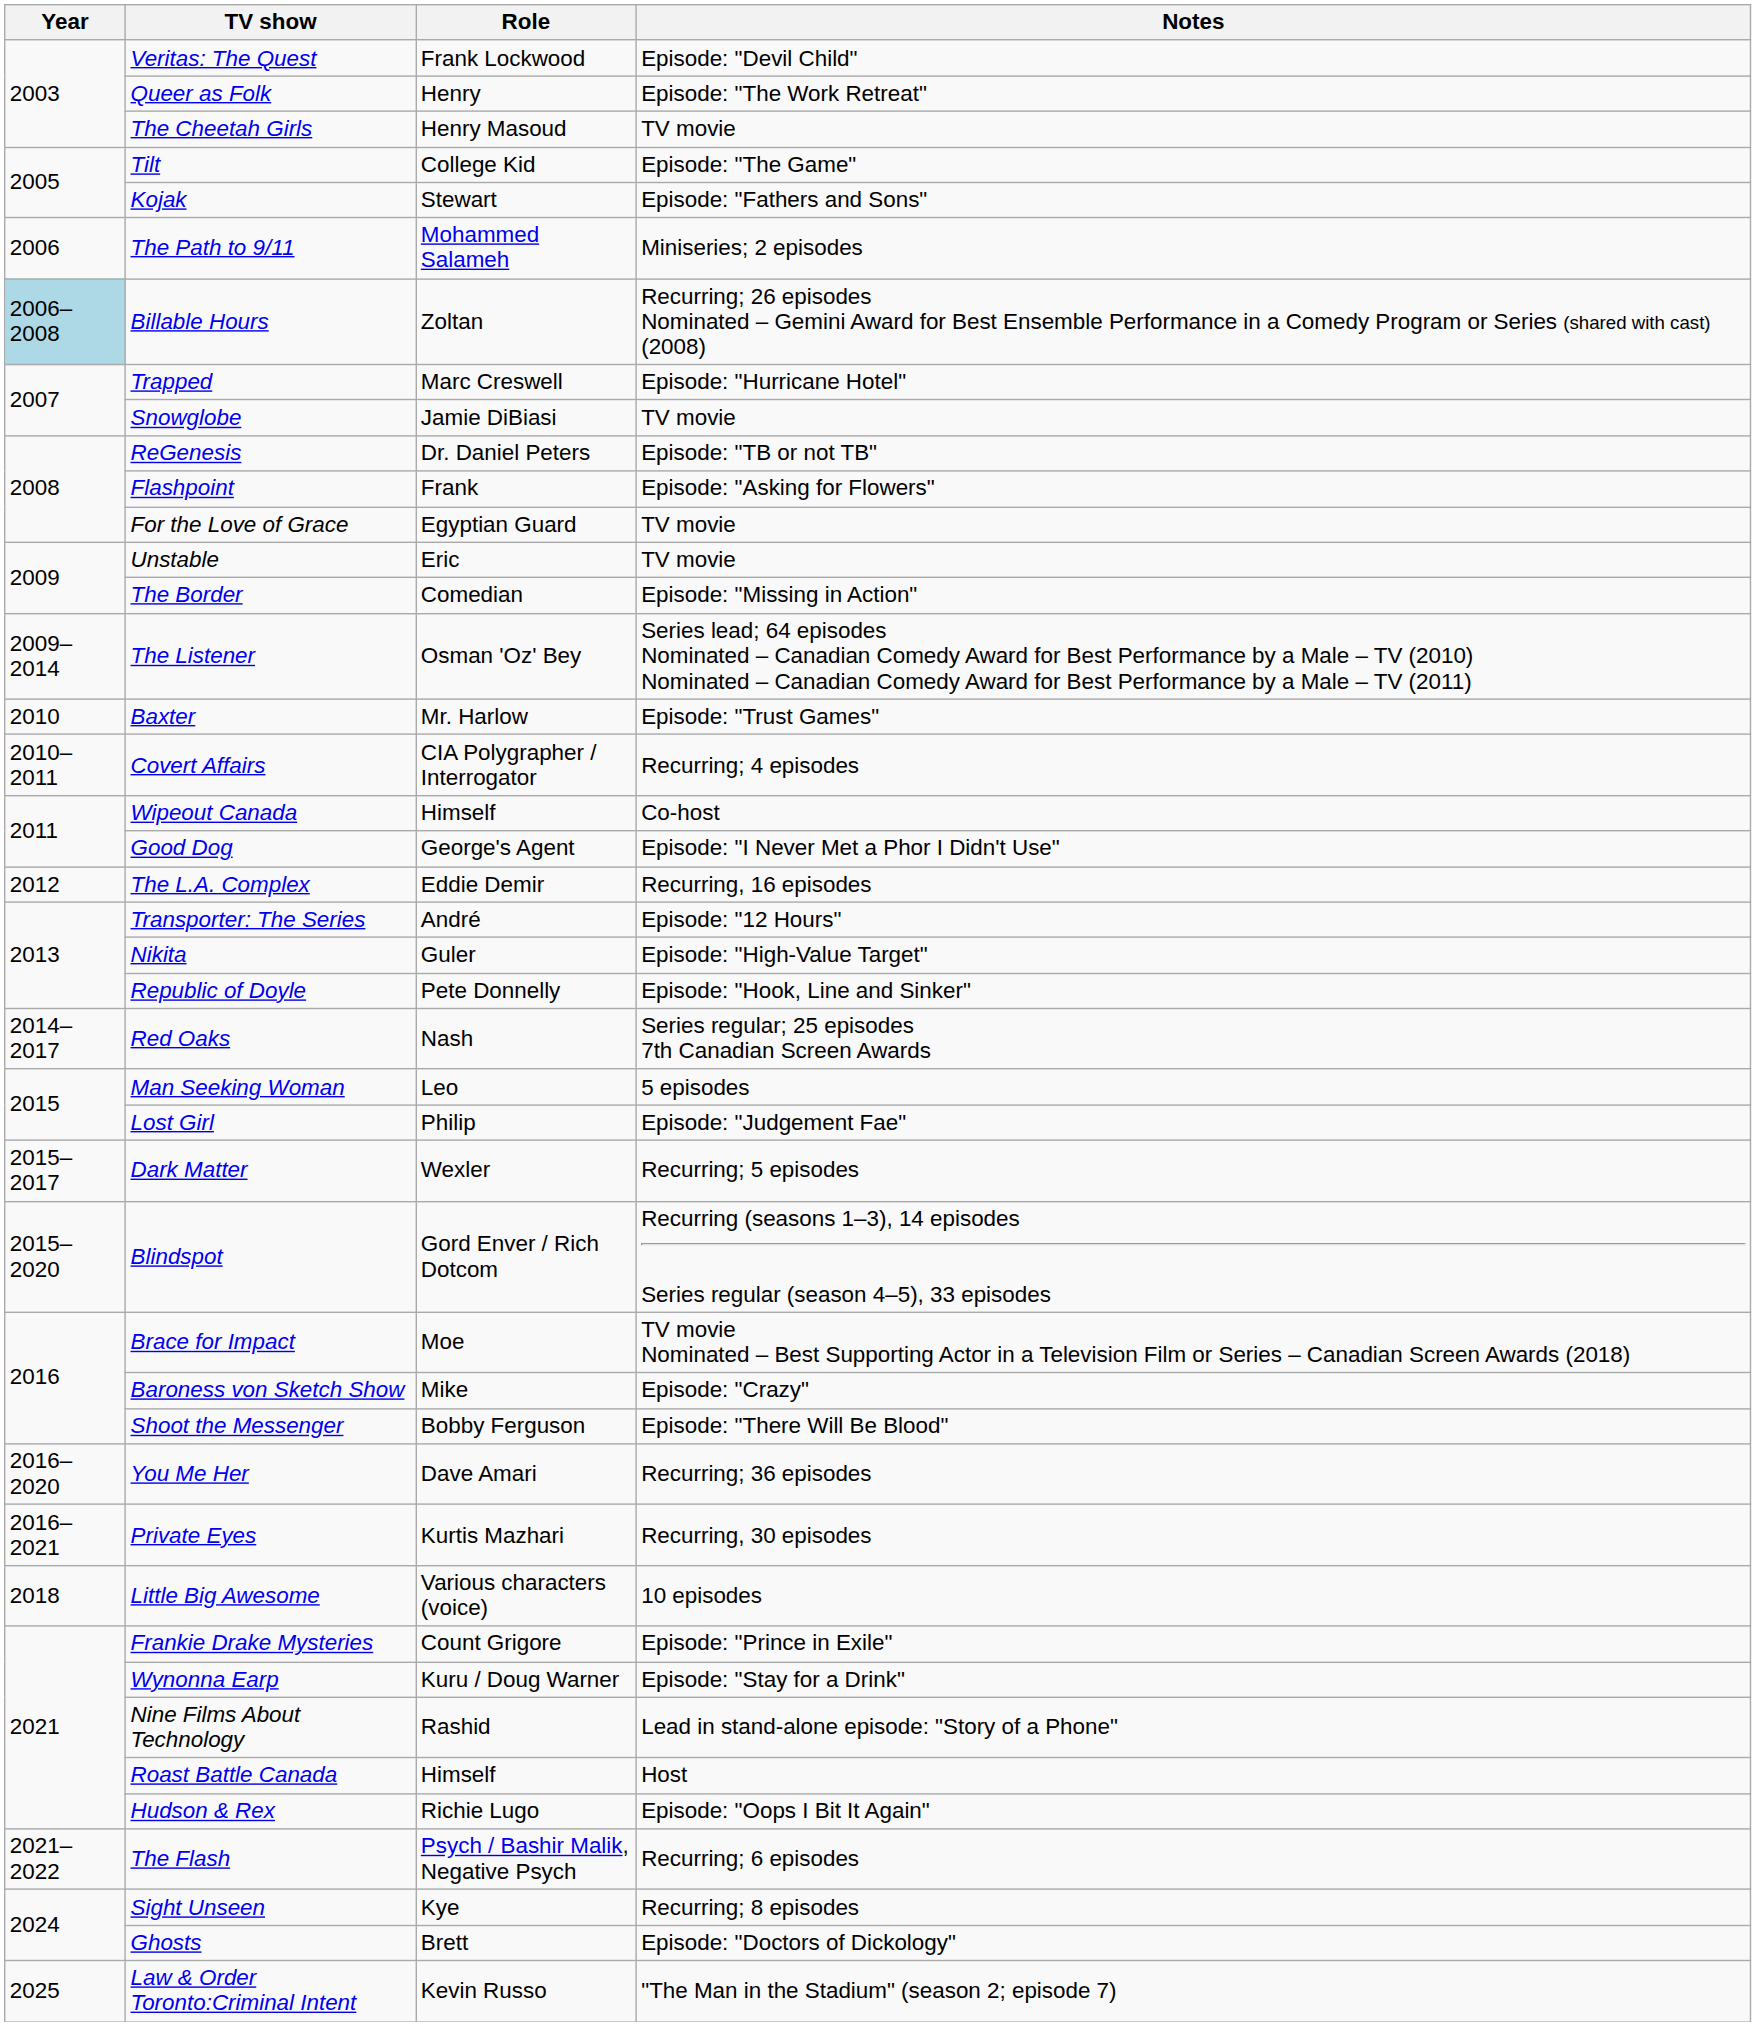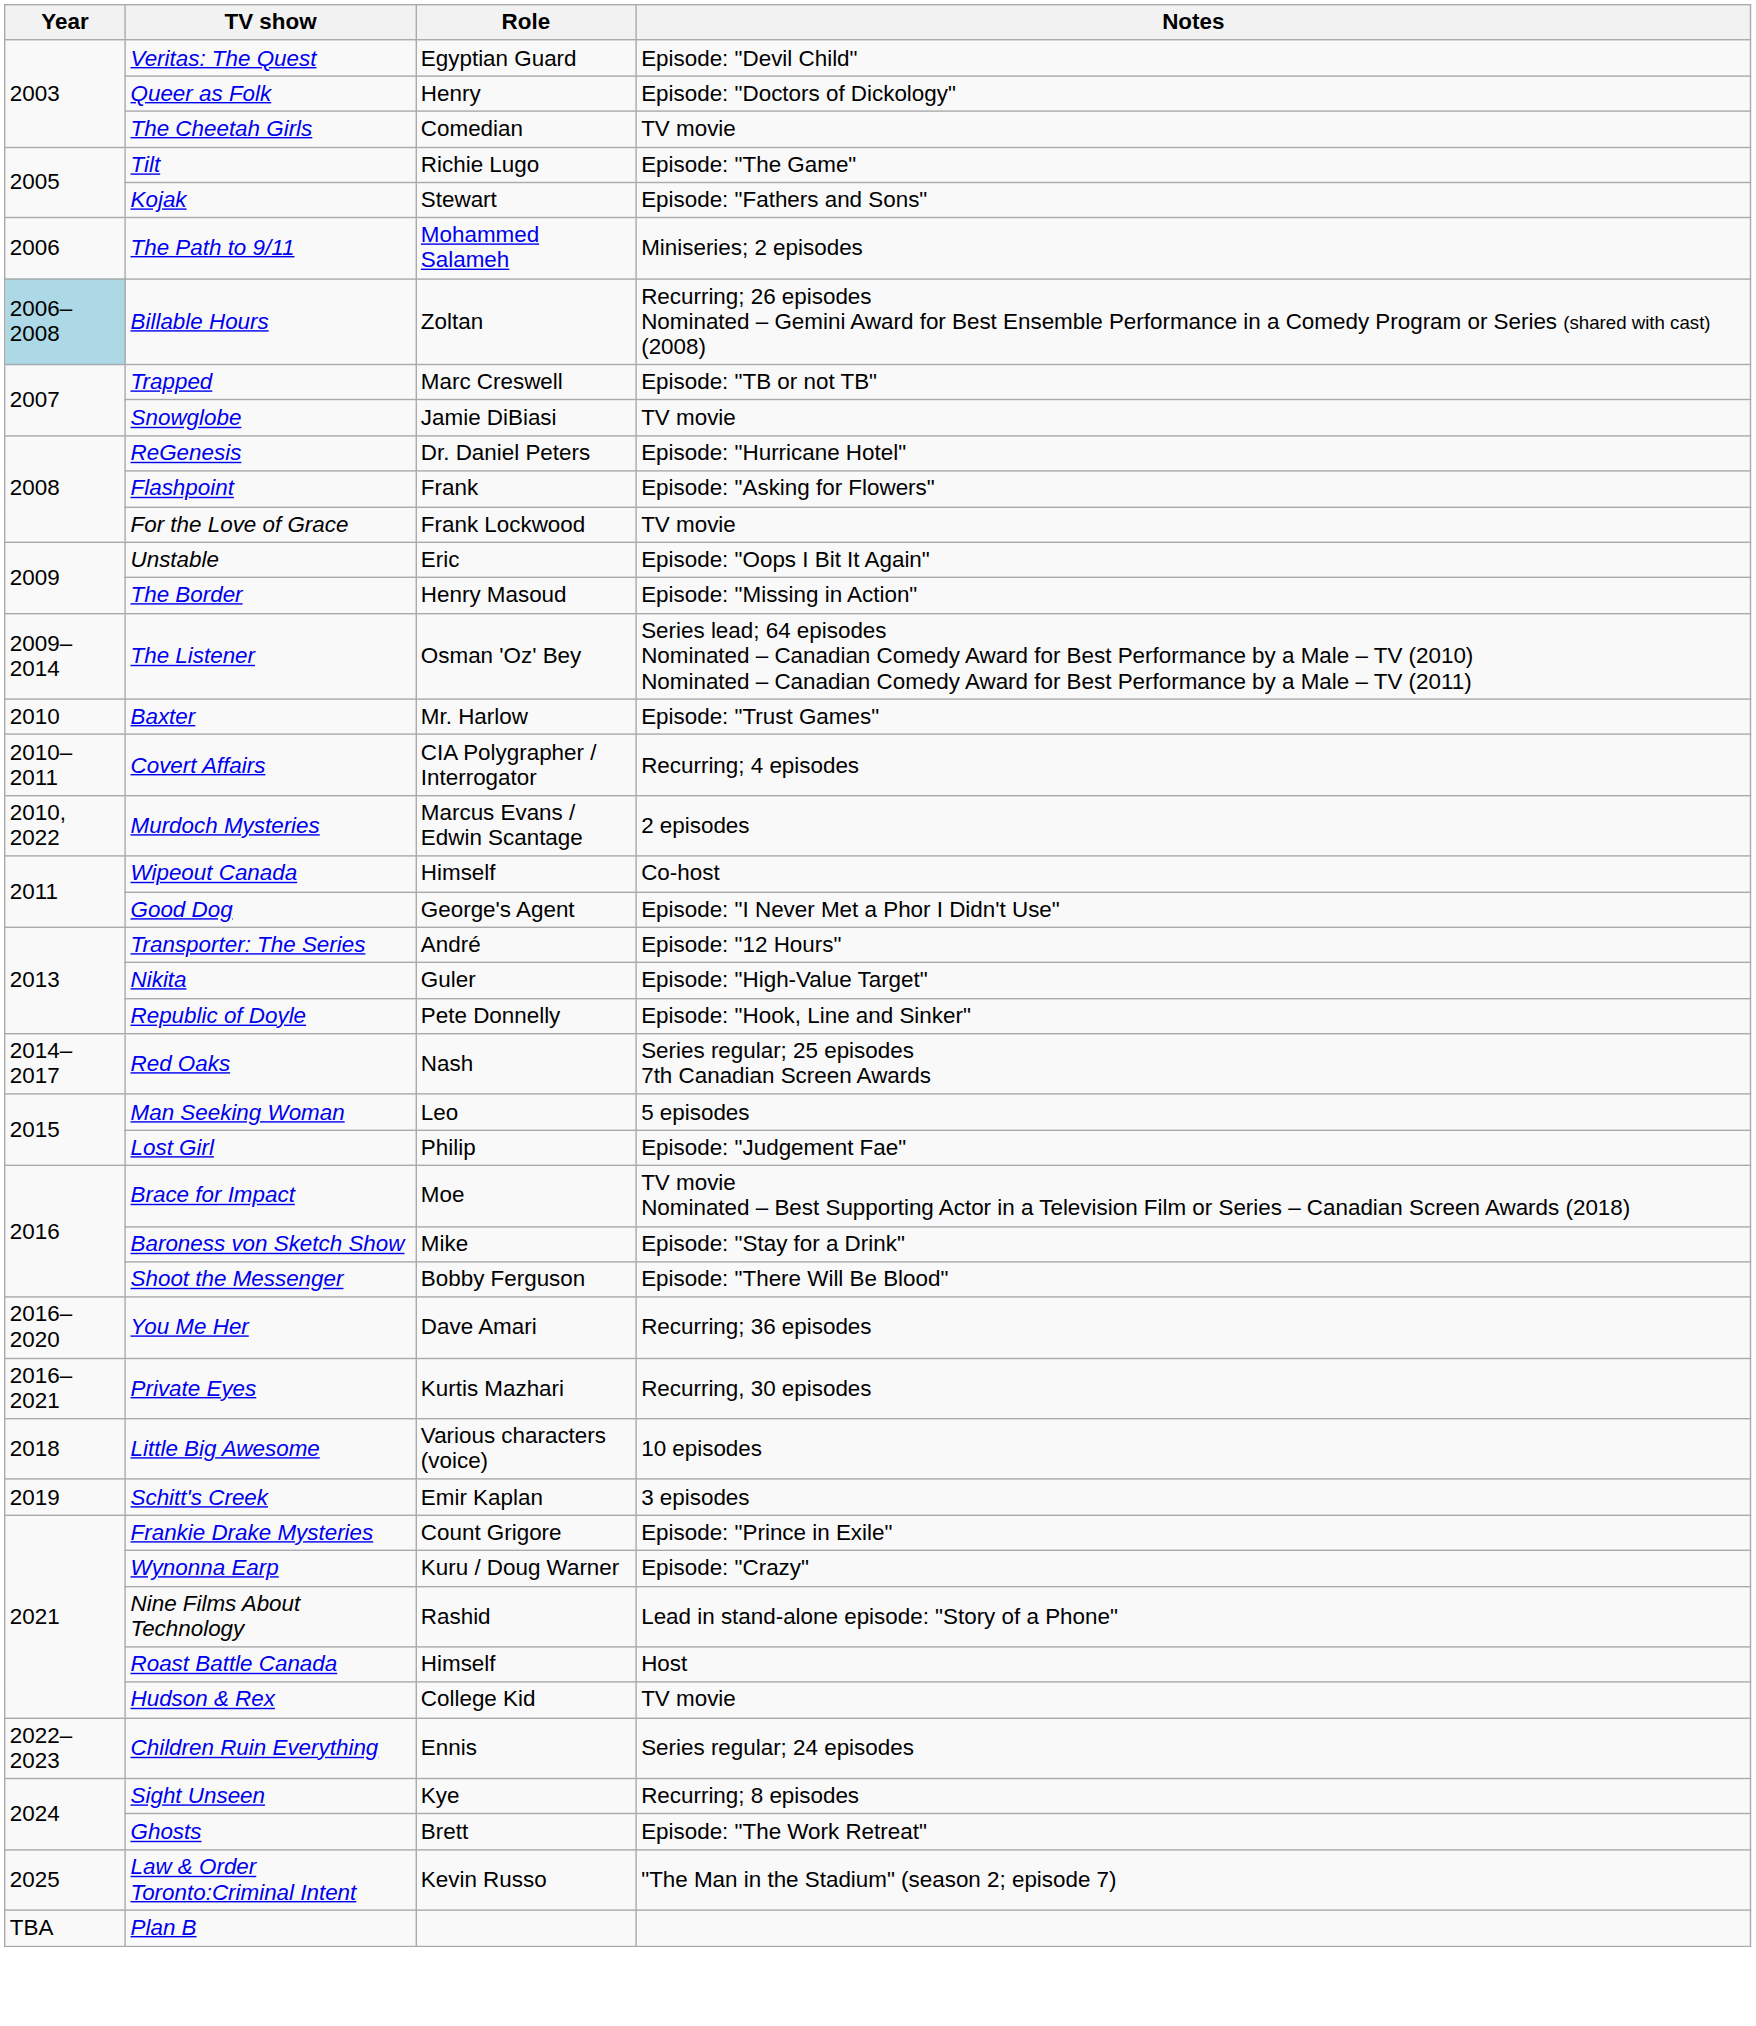(503, 57) Frank Lockwood -> (499, 57) Egyptian Guard
(784, 93) Episode: "The Work Retreat" -> (799, 93) Episode: "Doctors of Dickology"
(494, 128) Henry Masoud -> (472, 128) Comedian
(478, 164) College Kid -> (480, 164) Richie Lugo
(774, 382) Episode: "Hurricane Hotel" -> (759, 382) Episode: "TB or not TB"
(759, 453) Episode: "TB or not TB" -> (774, 453) Episode: "Hurricane Hotel"
(499, 524) Egyptian Guard -> (503, 524) Frank Lockwood
(688, 559) TV movie -> (785, 559) Episode: "Oops I Bit It Again"
(472, 595) Comedian -> (494, 595) Henry Masoud
+ row: (225, 825)
- row: (220, 883)
- row: (189, 1170)
- row: (177, 1256)
(725, 1390) Episode: "Crazy" -> (773, 1243) Episode: "Stay for a Drink"
+ row: (199, 1496)
(773, 1679) Episode: "Stay for a Drink" -> (725, 1568) Episode: "Crazy"
(480, 1810) Richie Lugo -> (478, 1699) College Kid
(785, 1810) Episode: "Oops I Bit It Again" -> (688, 1699) TV movie
- row: (180, 1859)
+ row: (254, 1747)
(799, 1942) Episode: "Doctors of Dickology" -> (784, 1831) Episode: "The Work Retreat"
+ row: (164, 1927)
